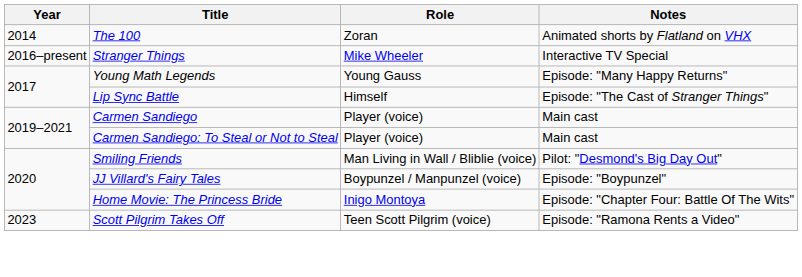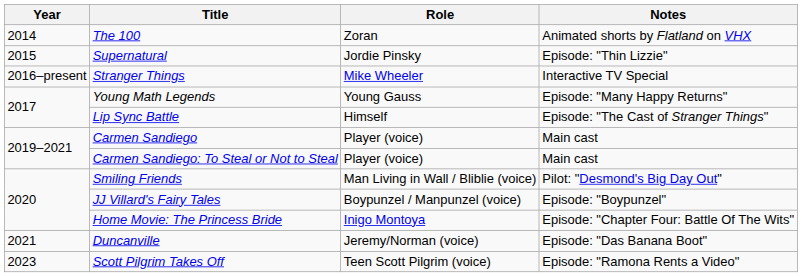+ row: (130, 55)
+ row: (126, 240)
